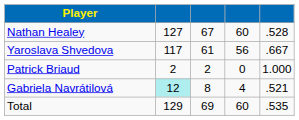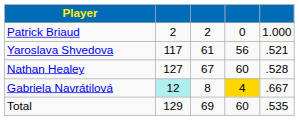rows swapped: (46, 32) <-> (43, 69)
(277, 50) .667 -> (277, 50) .521
(242, 87) no background -> (242, 87) gold background
(277, 87) .521 -> (277, 87) .667
